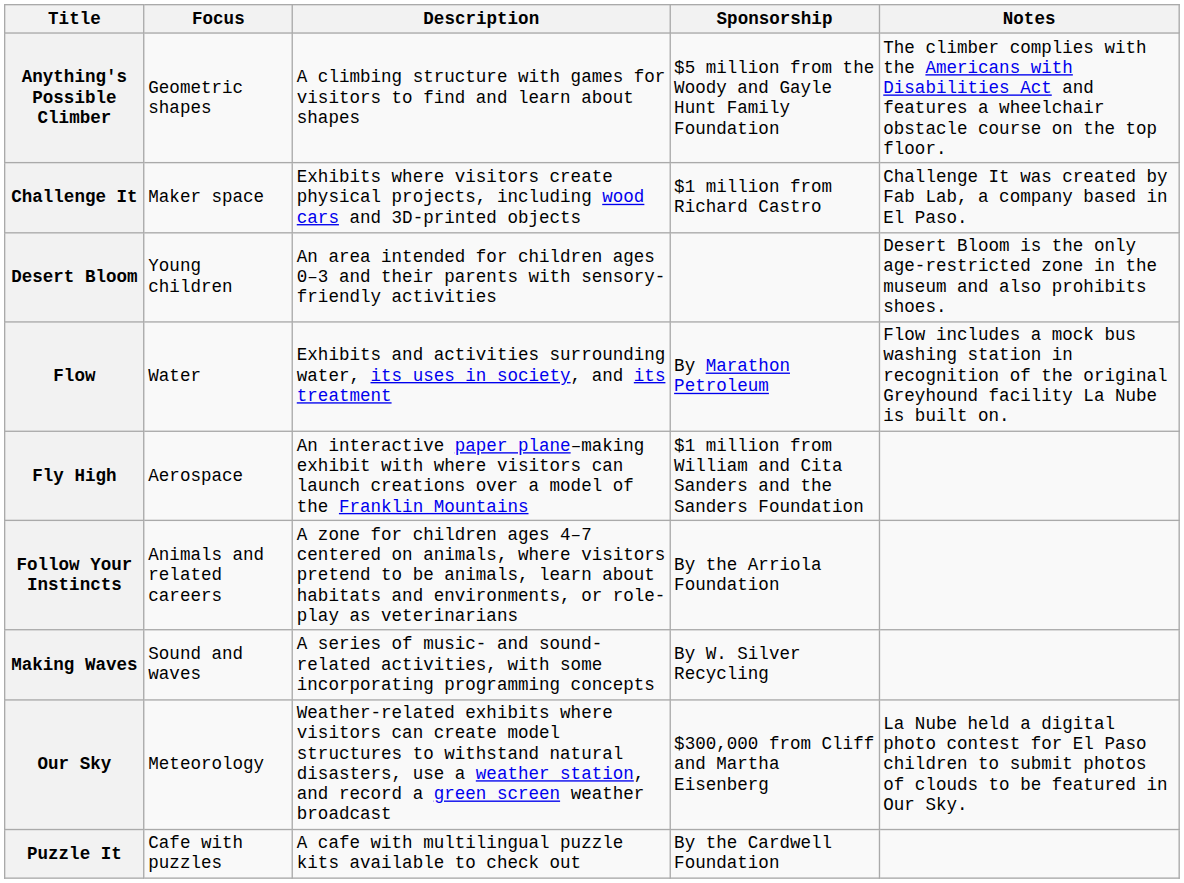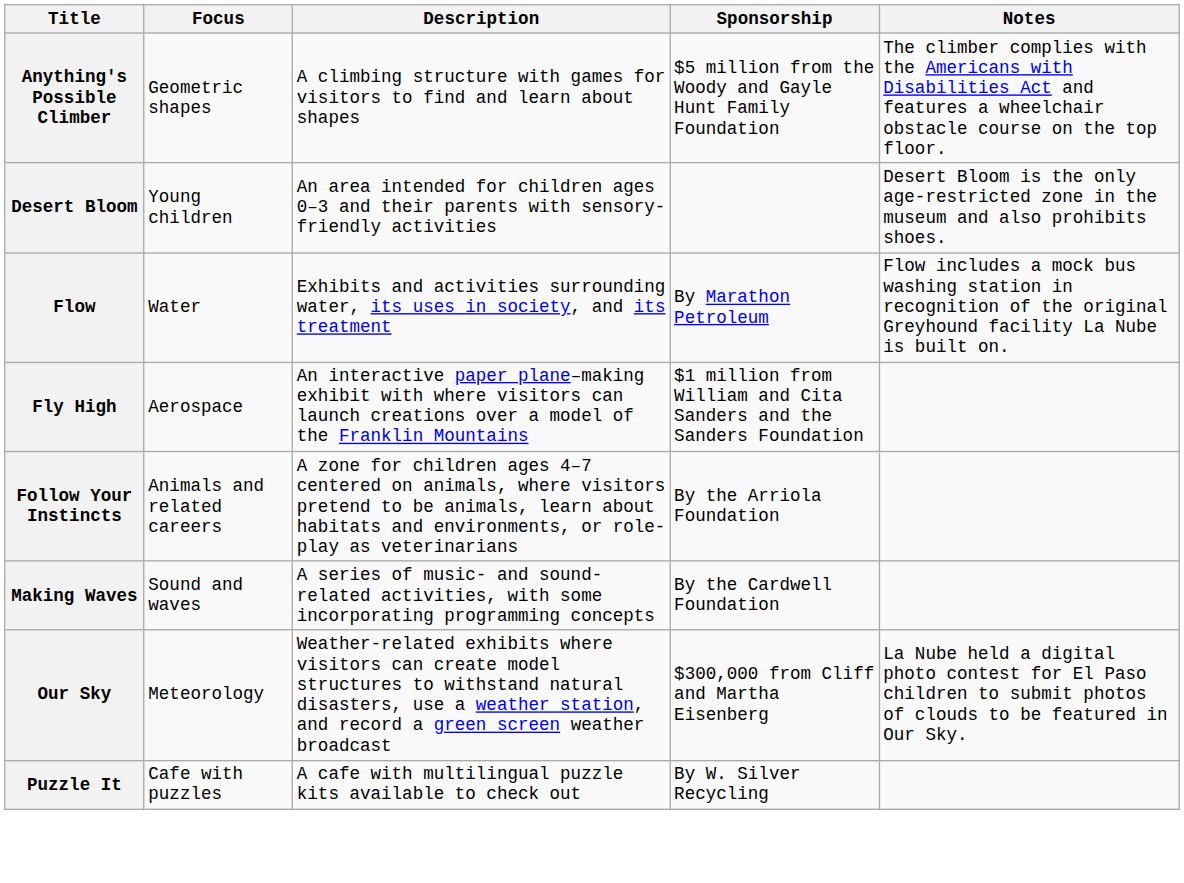- row: (74, 198)
(737, 665) By W. Silver Recycling -> (753, 596) By the Cardwell Foundation
(753, 854) By the Cardwell Foundation -> (737, 784) By W. Silver Recycling
